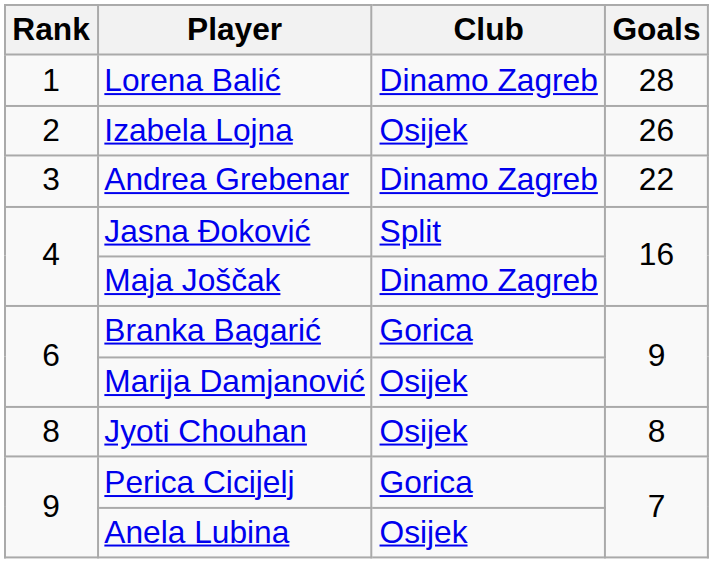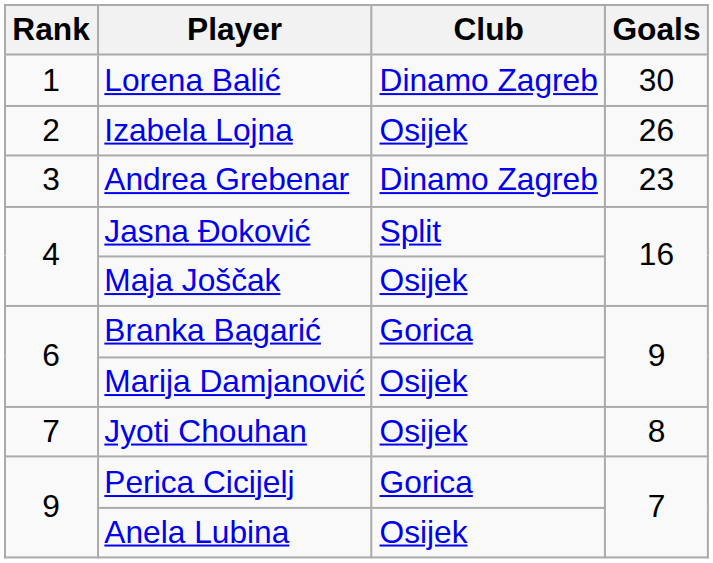(656, 79) 28 -> (656, 79) 30
(656, 180) 22 -> (656, 180) 23
(489, 280) Dinamo Zagreb -> (424, 280) Osijek
(51, 431) 8 -> (51, 431) 7
